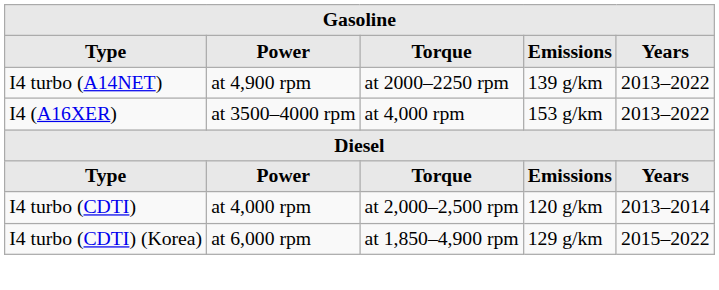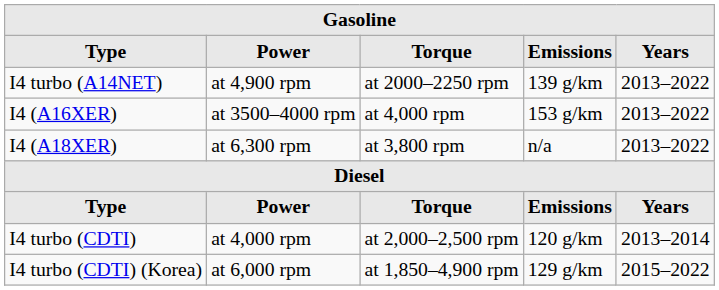+ row: (63, 144)
